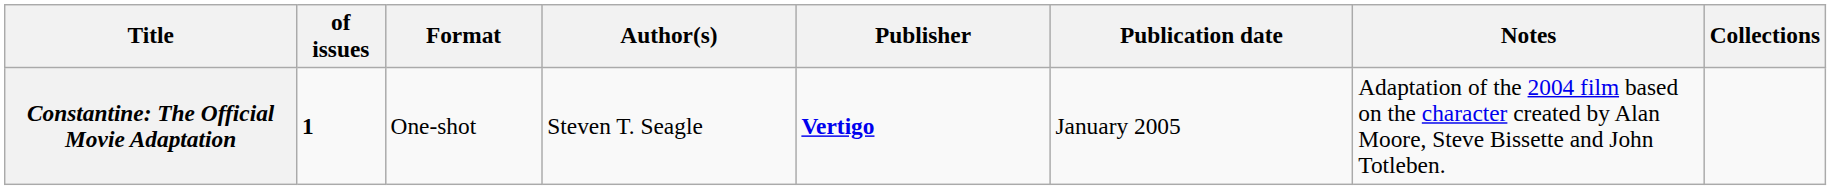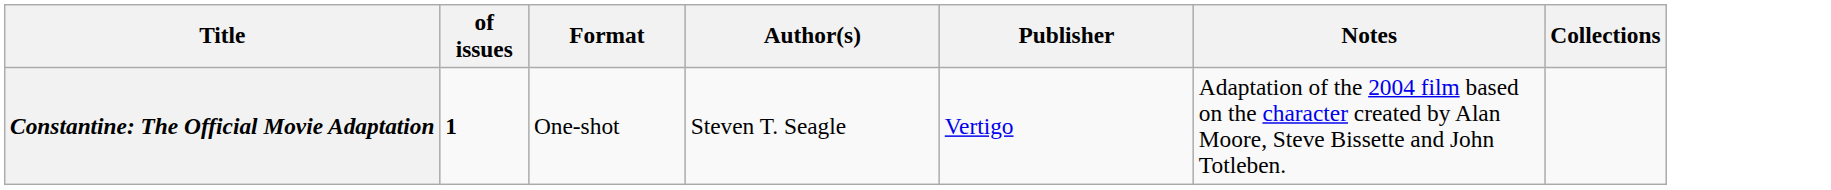- column: (1201, 36)
(838, 125) bold -> (979, 125) normal
